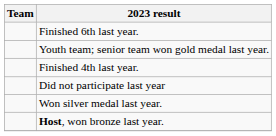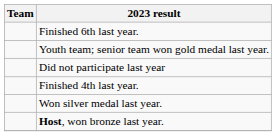rows swapped: (89, 67) <-> (102, 85)
